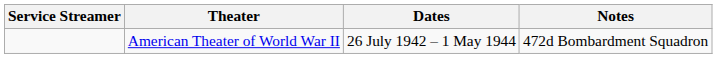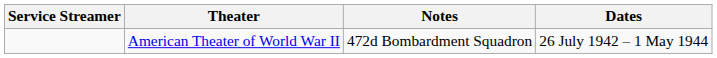columns swapped: (431, 16) <-> (616, 16)
